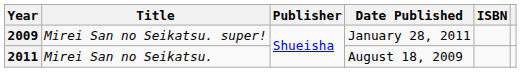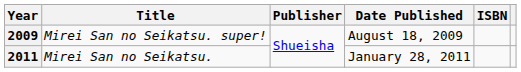(409, 36) January 28, 2011 -> (405, 36) August 18, 2009
(405, 56) August 18, 2009 -> (409, 56) January 28, 2011
